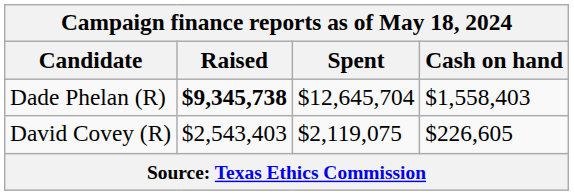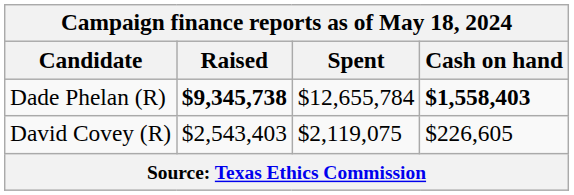(356, 97) $12,645,704 -> (356, 97) $12,655,784
(478, 97) normal -> (478, 97) bold
